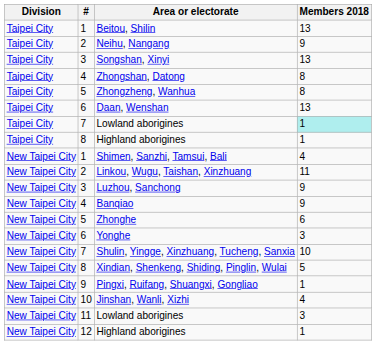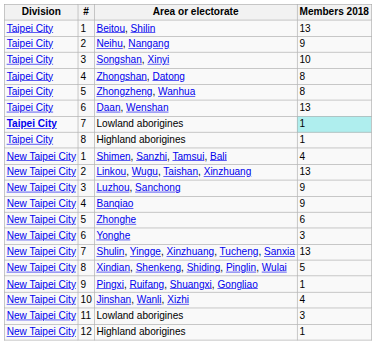(305, 60) 13 -> (305, 60) 10
(30, 124) normal -> (32, 124) bold
(305, 172) 11 -> (305, 172) 13
(305, 252) 10 -> (305, 252) 13
